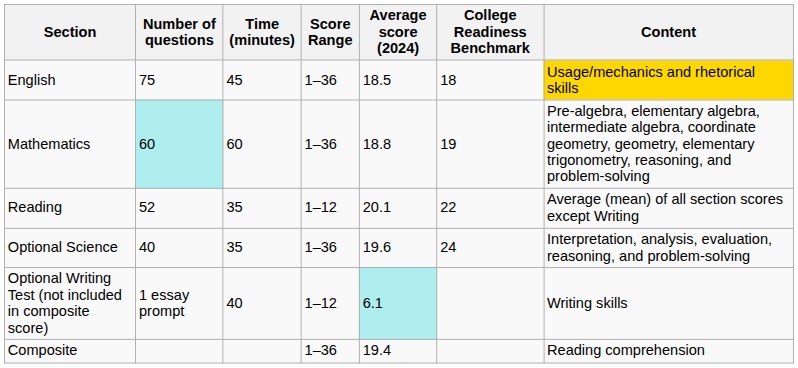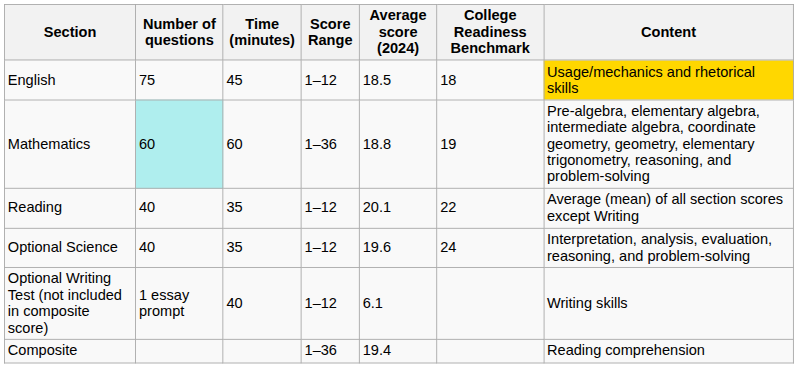(321, 80) 1–36 -> (321, 80) 1–12
(147, 208) 52 -> (147, 208) 40
(321, 247) 1–36 -> (321, 247) 1–12
(373, 303) paleturquoise background -> (373, 303) no background
